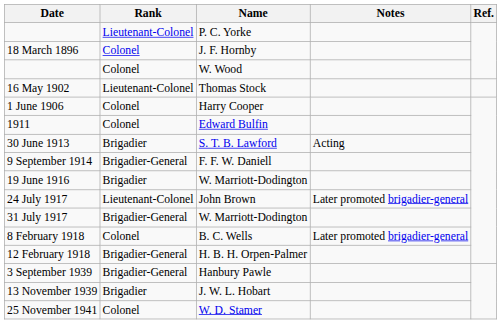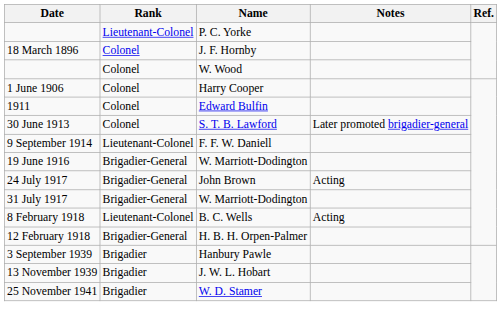- row: (38, 87)
(125, 143) Brigadier -> (121, 124) Colonel
(329, 143) Acting -> (390, 124) Later promoted brigadier-general
(145, 161) Brigadier-General -> (148, 143) Lieutenant-Colonel
(125, 180) Brigadier -> (145, 161) Brigadier-General
(148, 198) Lieutenant-Colonel -> (145, 180) Brigadier-General
(390, 198) Later promoted brigadier-general -> (329, 180) Acting
(121, 236) Colonel -> (148, 217) Lieutenant-Colonel
(390, 236) Later promoted brigadier-general -> (329, 217) Acting
(145, 273) Brigadier-General -> (125, 254) Brigadier
(121, 310) Colonel -> (125, 291) Brigadier
